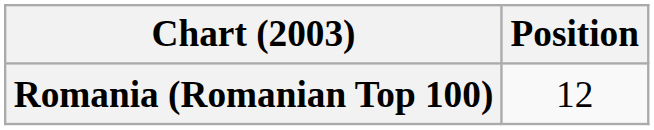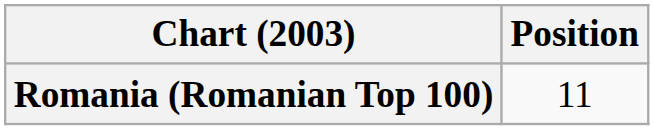(575, 93) 12 -> (575, 93) 11
